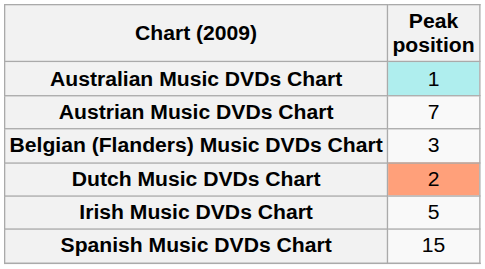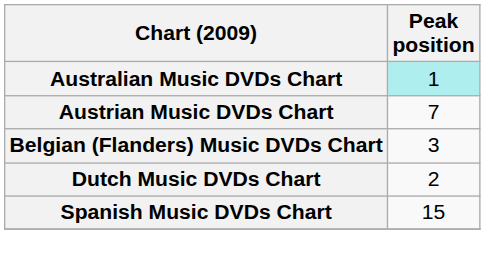(434, 178) lightsalmon background -> (434, 178) no background
- row: (196, 212)
